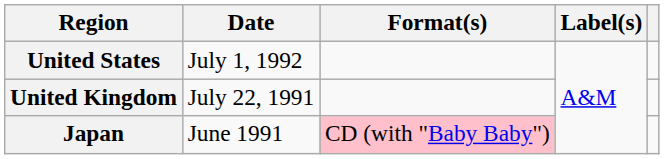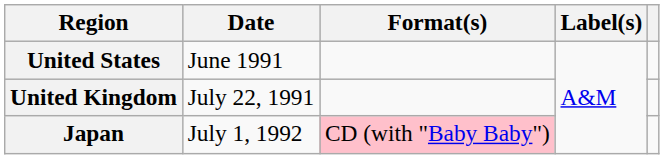(245, 60) July 1, 1992 -> (235, 60) June 1991
(235, 134) June 1991 -> (245, 134) July 1, 1992
